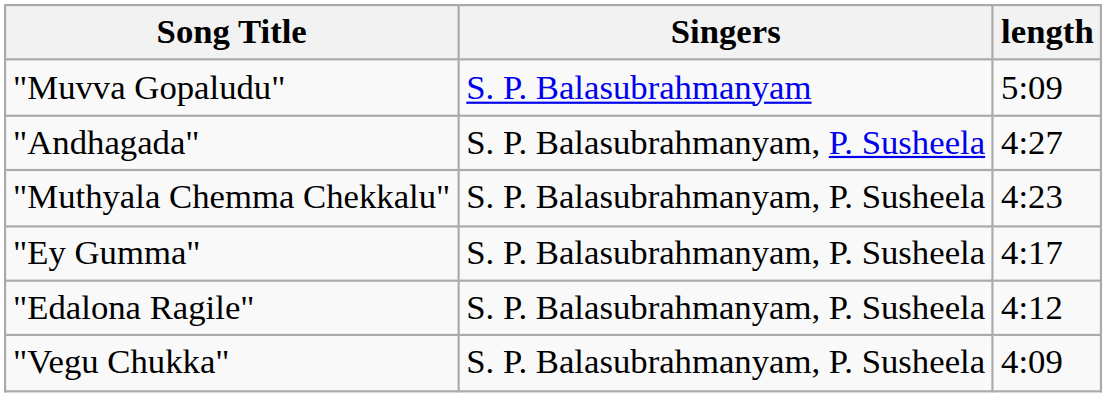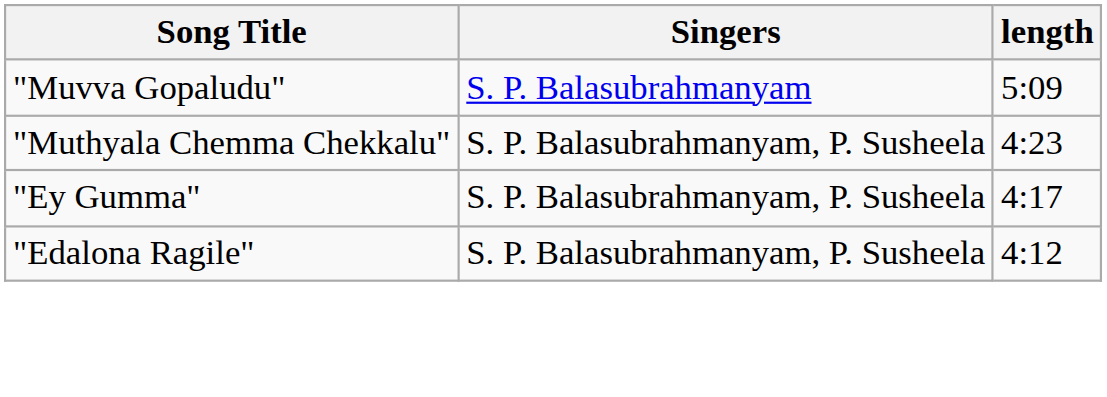- row: (106, 142)
- row: (121, 362)
